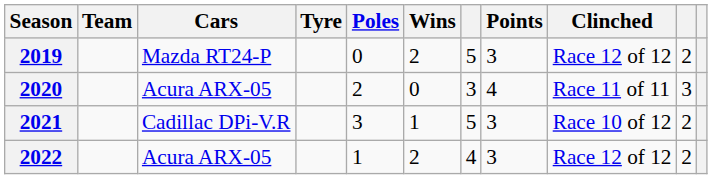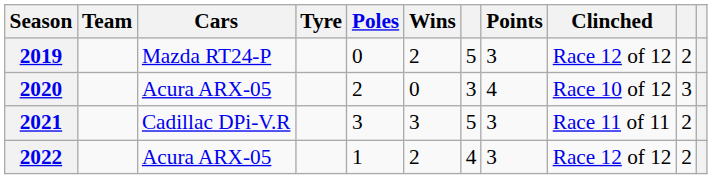(611, 88) Race 11 of 11 -> (612, 88) Race 10 of 12
(414, 122) 1 -> (414, 122) 3
(612, 122) Race 10 of 12 -> (611, 122) Race 11 of 11
